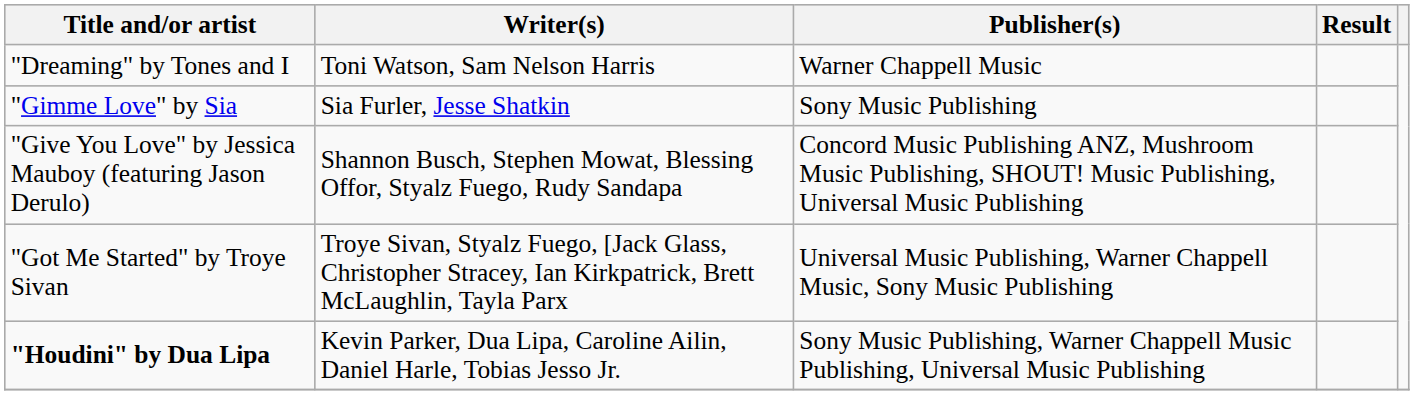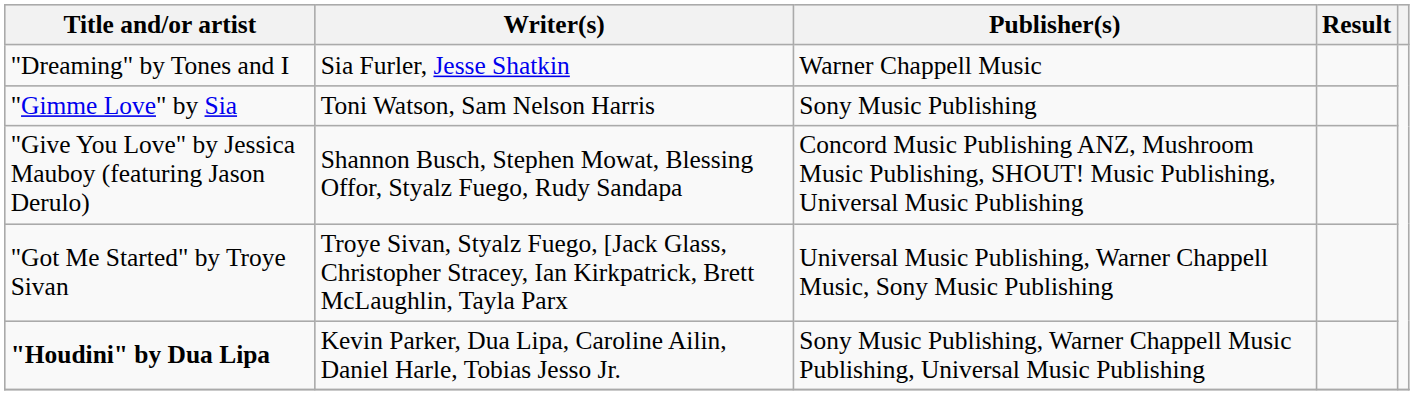(488, 65) Toni Watson, Sam Nelson Harris -> (445, 65) Sia Furler, Jesse Shatkin
(445, 105) Sia Furler, Jesse Shatkin -> (488, 105) Toni Watson, Sam Nelson Harris
